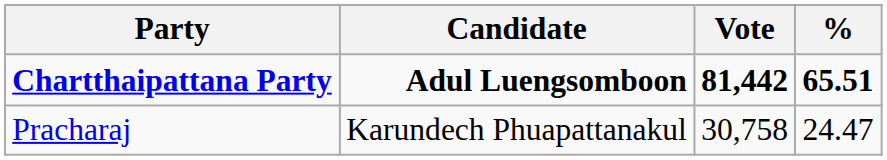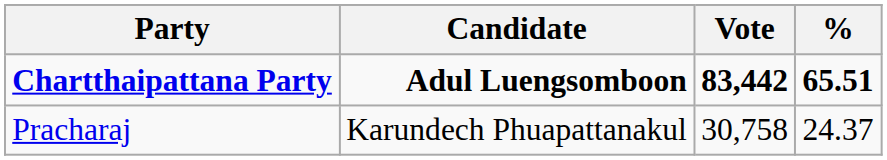(745, 79) 81,442 -> (745, 79) 83,442
(838, 129) 24.47 -> (838, 129) 24.37
